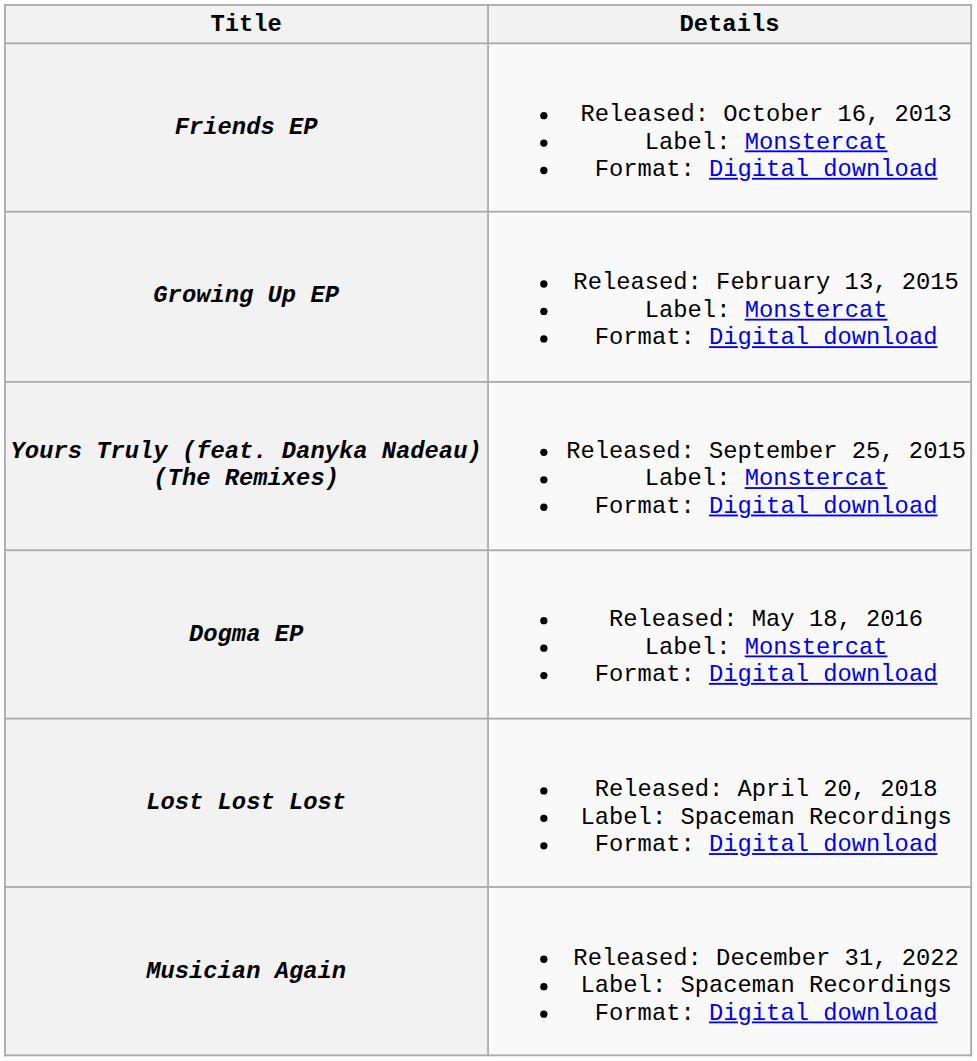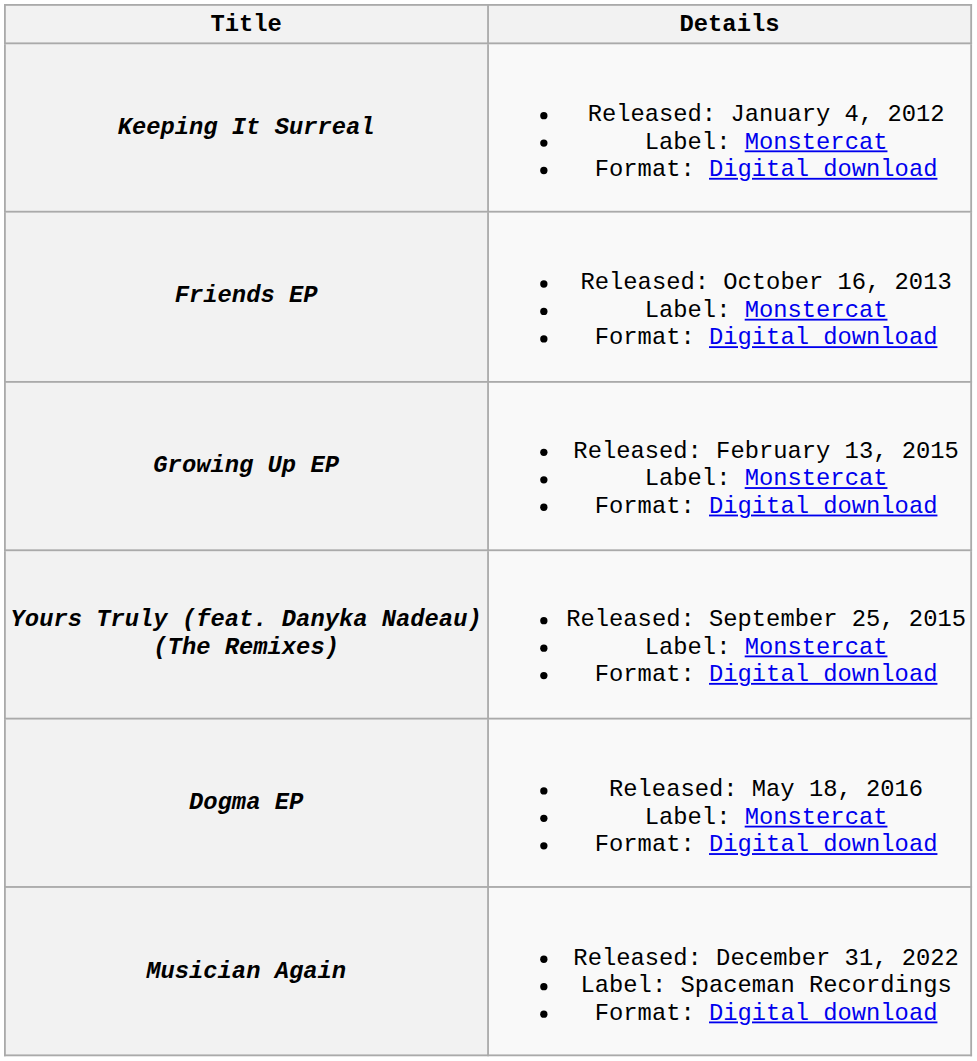+ row: (246, 128)
- row: (246, 803)
